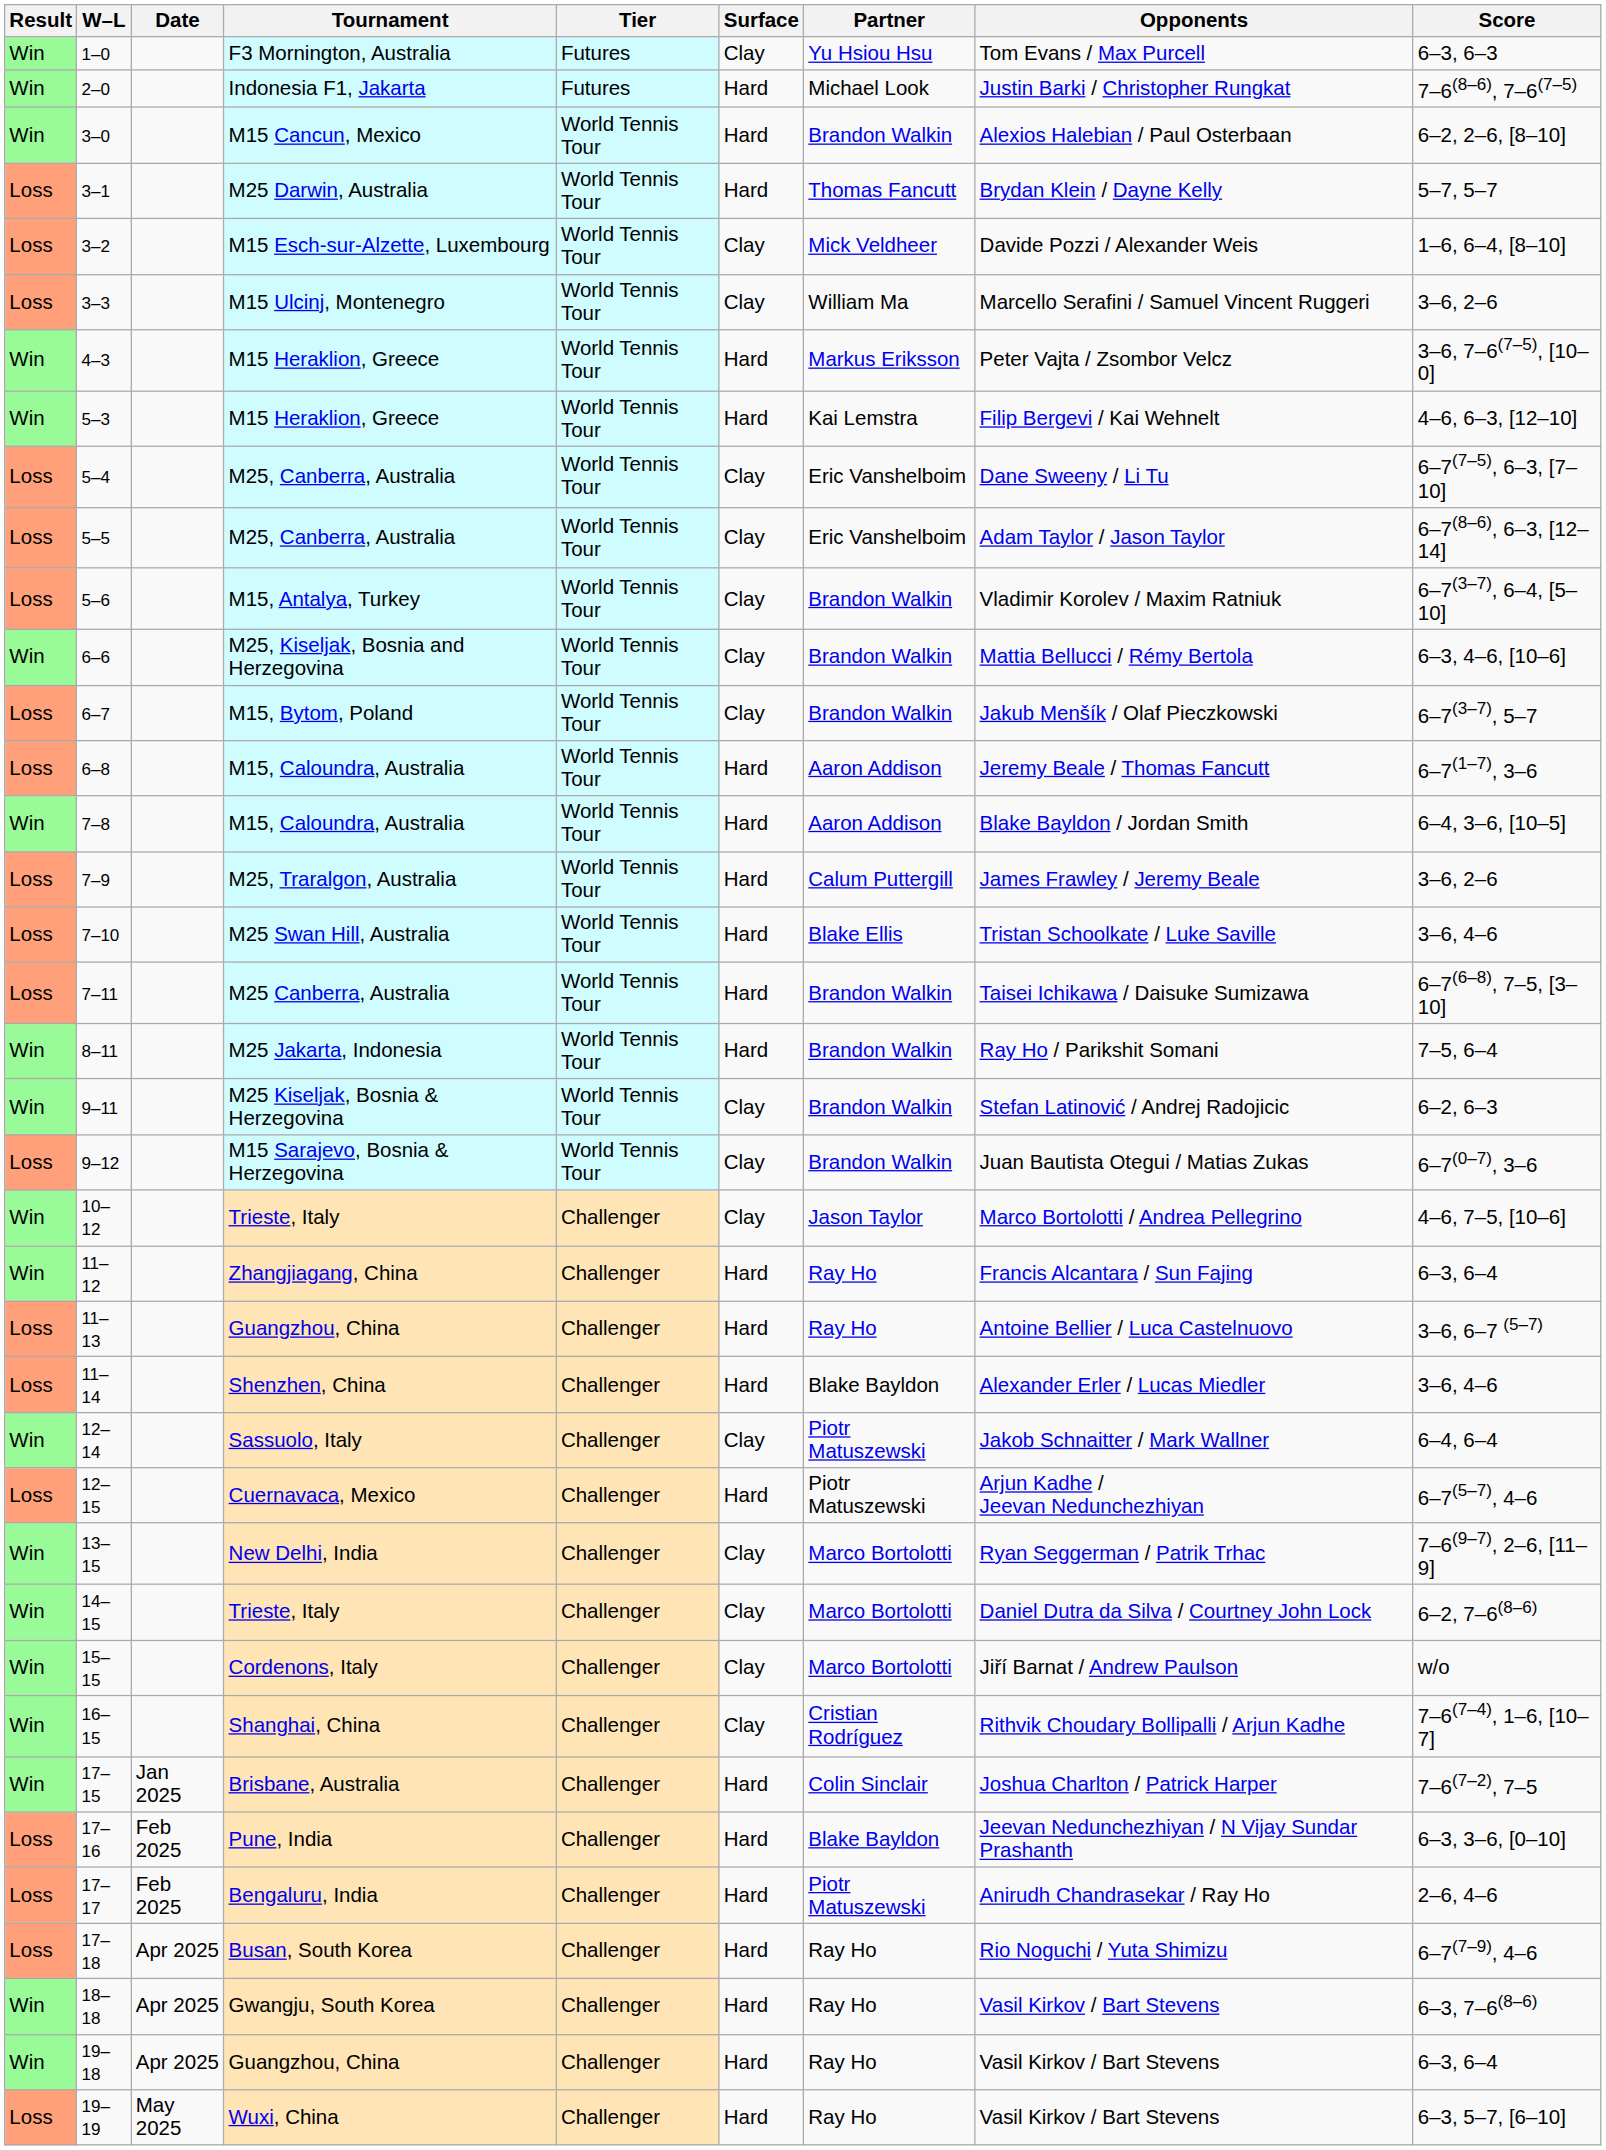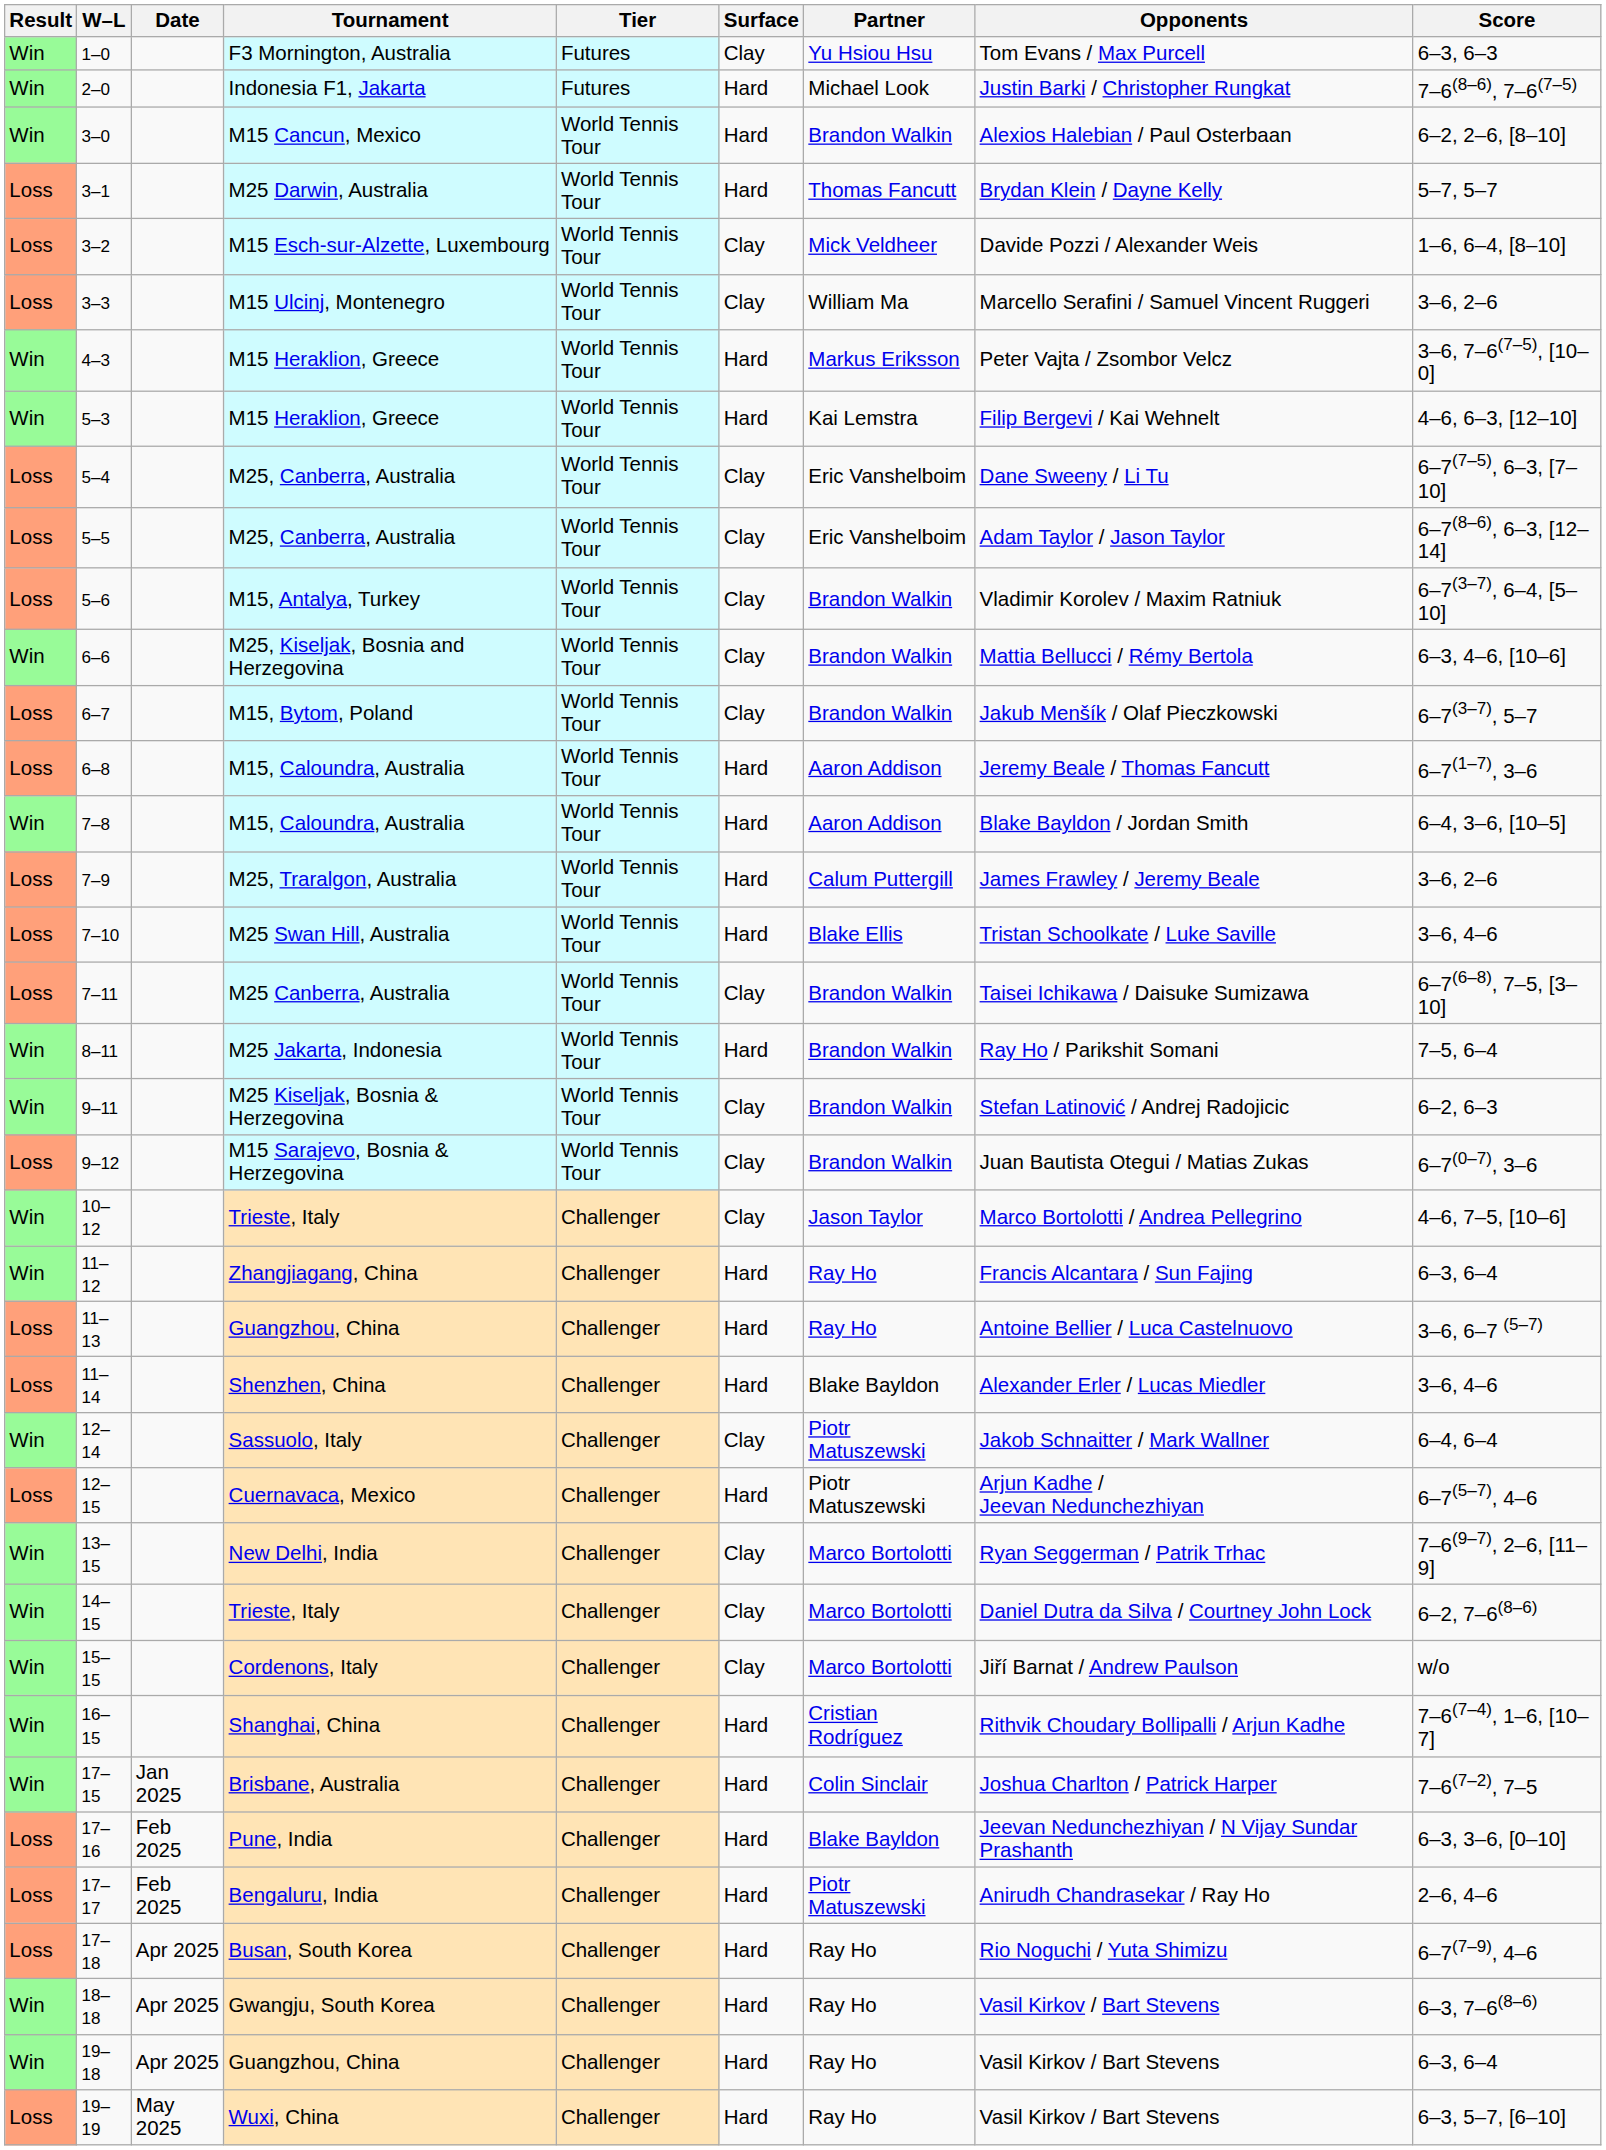(746, 992) Hard -> (744, 992) Clay
(744, 1725) Clay -> (746, 1725) Hard
